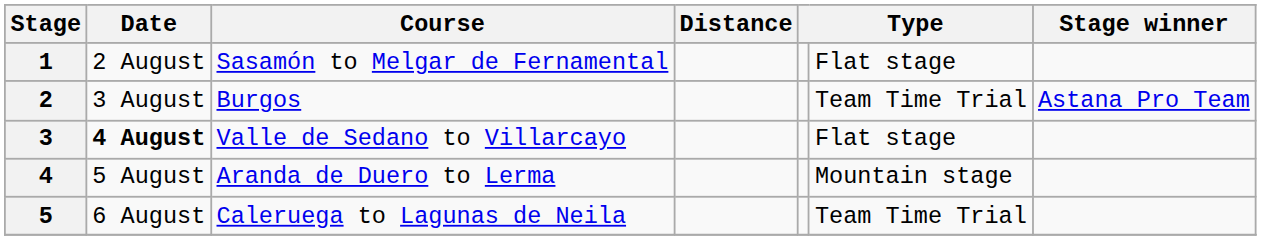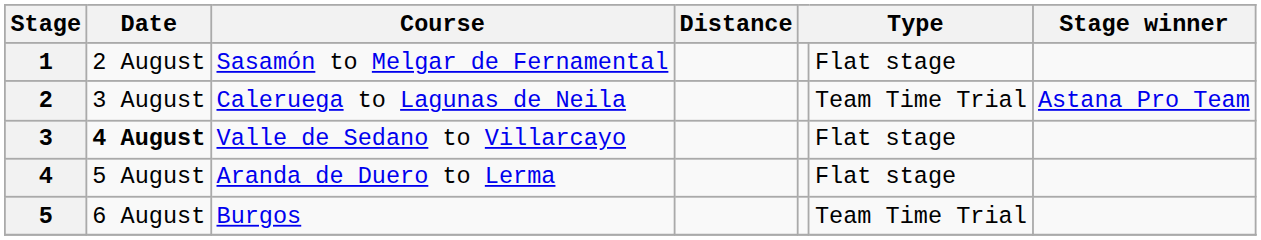(259, 101) Burgos -> (421, 101) Caleruega to Lagunas de Neila
(914, 177) Mountain stage -> (886, 177) Flat stage
(421, 216) Caleruega to Lagunas de Neila -> (259, 216) Burgos
